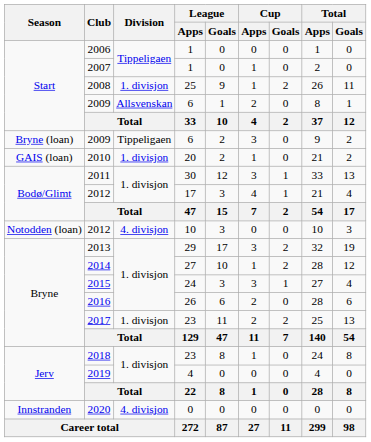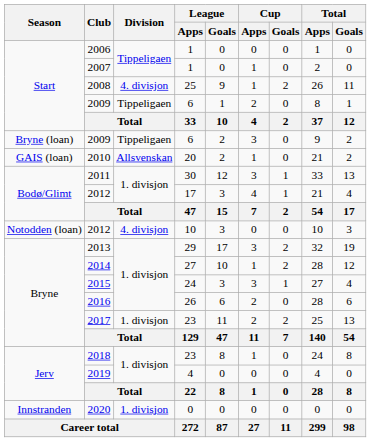(144, 85) 1. divisjon -> (144, 85) 4. divisjon
(144, 103) Allsvenskan -> (144, 103) Tippeligaen
(144, 157) 1. divisjon -> (144, 157) Allsvenskan
(144, 409) 4. divisjon -> (144, 409) 1. divisjon
